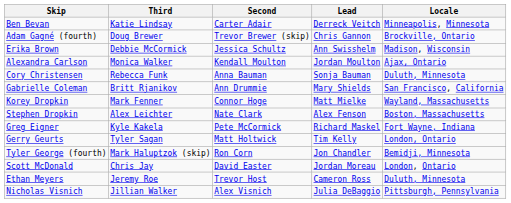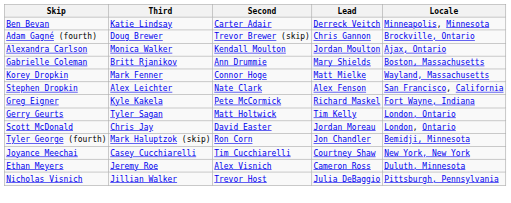- row: (32, 50)
- row: (44, 75)
(444, 88) San Francisco, California -> (434, 62) Boston, Massachusetts
(434, 114) Boston, Massachusetts -> (444, 88) San Francisco, California
rows swapped: (56, 153) <-> (40, 166)
+ row: (42, 153)
(241, 179) Trevor Host -> (243, 166) Alex Visnich
(243, 192) Alex Visnich -> (241, 179) Trevor Host
